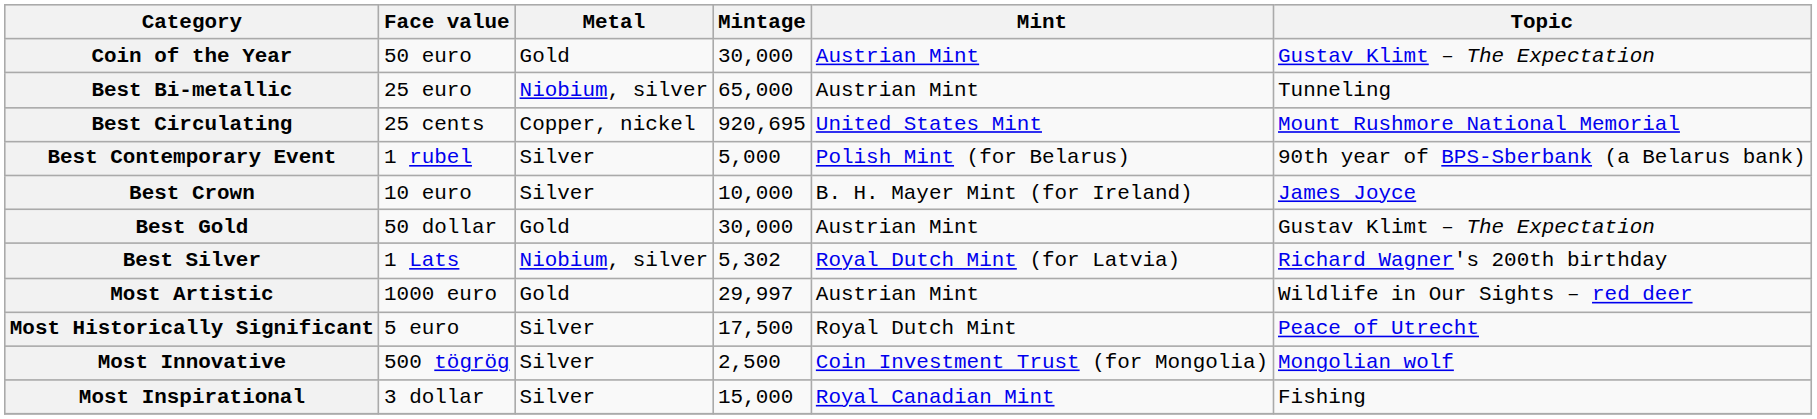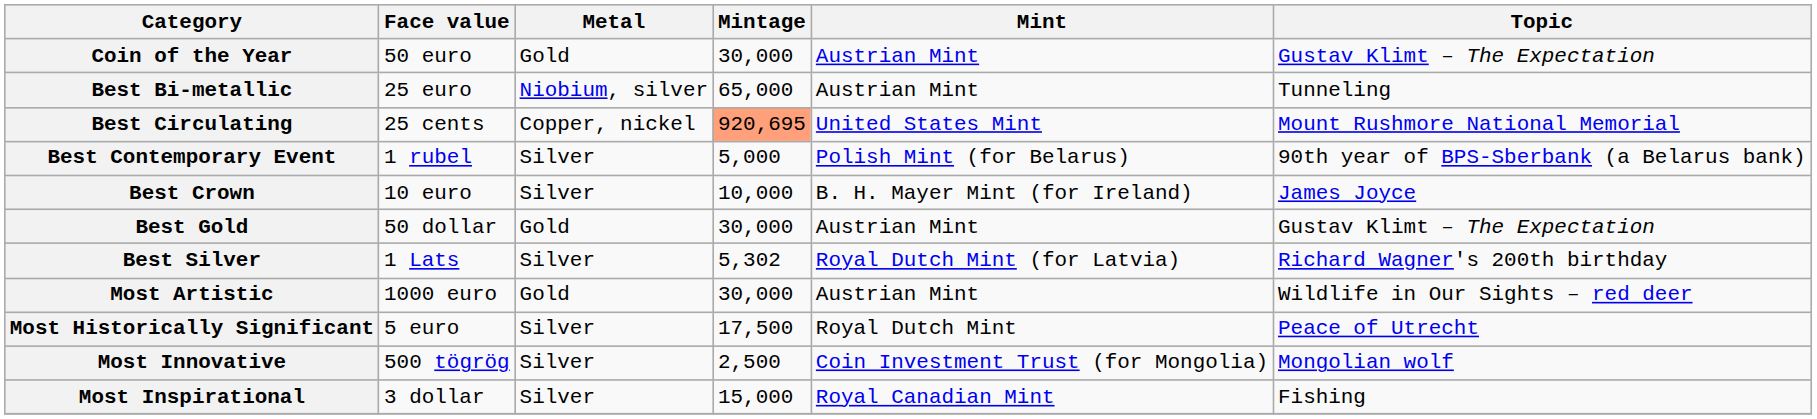(762, 124) no background -> (762, 124) lightsalmon background
(614, 261) Niobium, silver -> (557, 261) Silver
(756, 295) 29,997 -> (756, 295) 30,000
